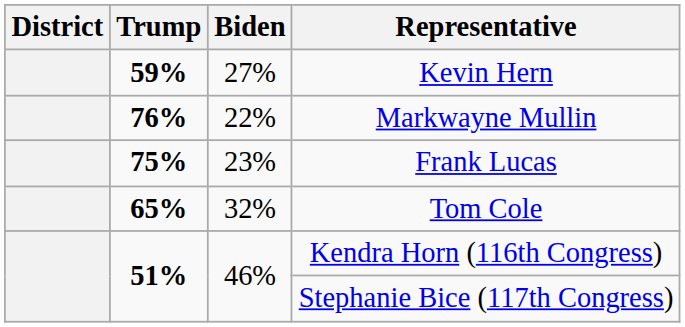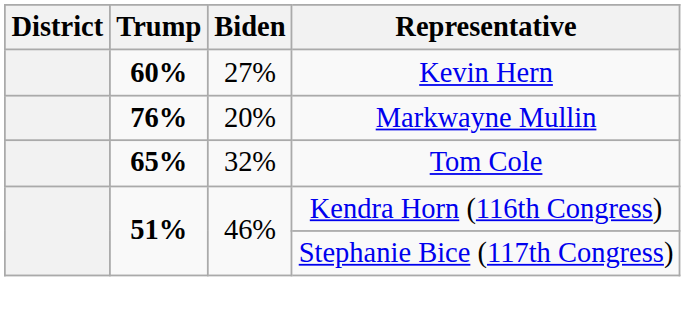(159, 72) 59% -> (159, 72) 60%
(250, 117) 22% -> (250, 117) 20%
- row: (486, 162)
